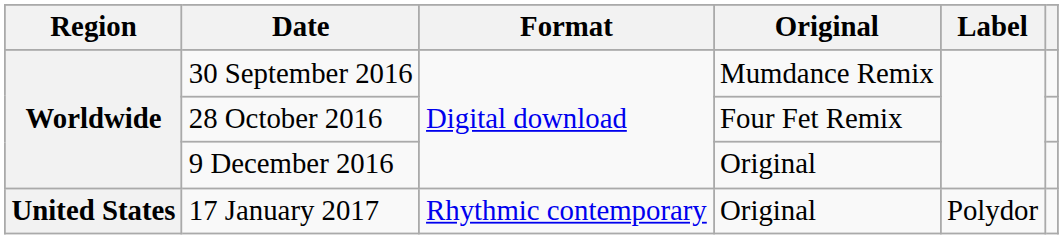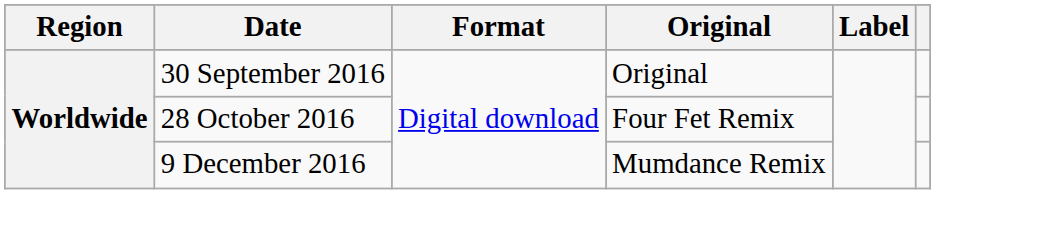(827, 73) Mumdance Remix -> (660, 73) Original
(768, 164) Original -> (719, 164) Mumdance Remix
- row: (284, 210)
